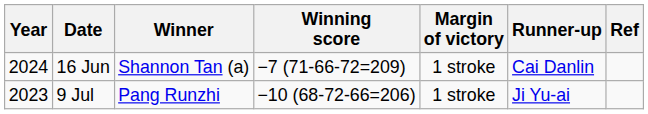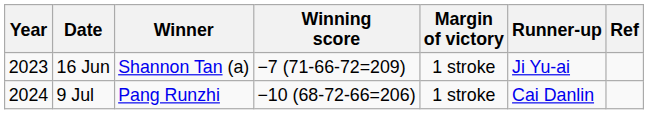(28, 67) 2024 -> (28, 67) 2023
(553, 67) Cai Danlin -> (541, 67) Ji Yu-ai
(28, 95) 2023 -> (28, 95) 2024
(541, 95) Ji Yu-ai -> (553, 95) Cai Danlin
